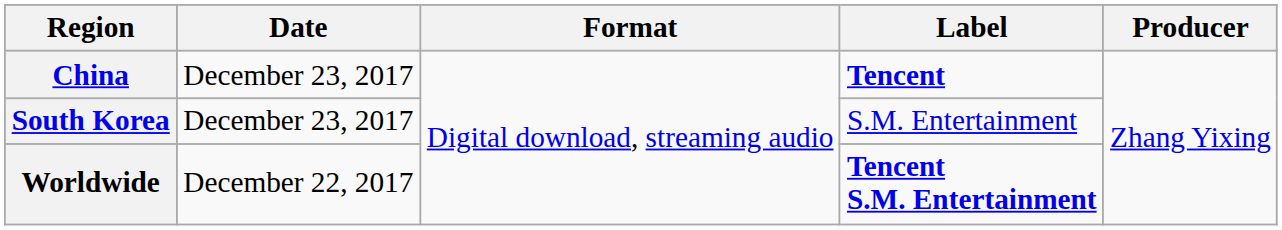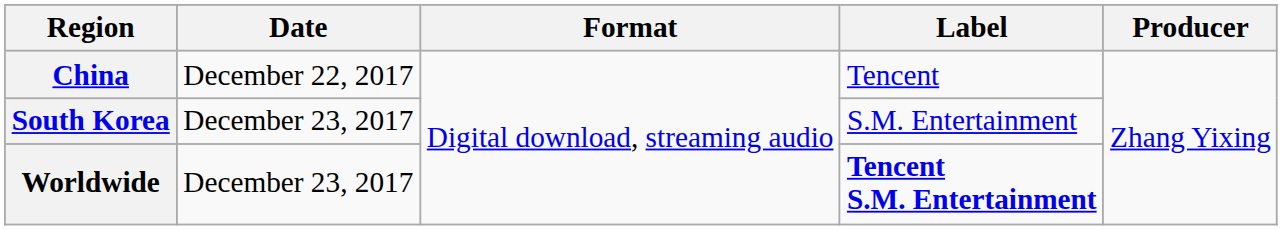(298, 74) December 23, 2017 -> (298, 74) December 22, 2017
(896, 74) bold -> (893, 74) normal
(298, 183) December 22, 2017 -> (298, 183) December 23, 2017
